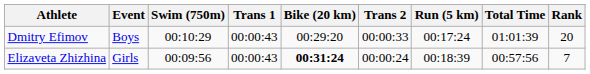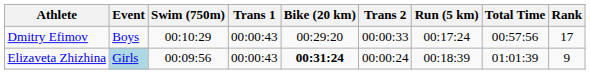(515, 37) 01:01:39 -> (515, 37) 00:57:56
(567, 37) 20 -> (567, 37) 17
(125, 58) no background -> (125, 58) lightblue background
(515, 58) 00:57:56 -> (515, 58) 01:01:39
(567, 58) 7 -> (567, 58) 9
